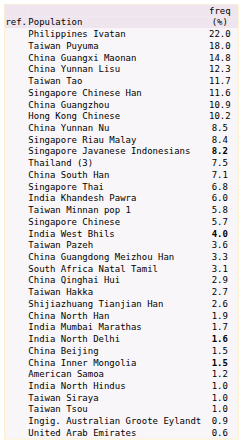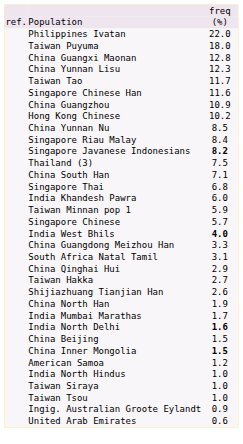(220, 57) 14.8 -> (220, 57) 12.8
(220, 210) 5.8 -> (220, 210) 5.9
- row: (61, 245)
